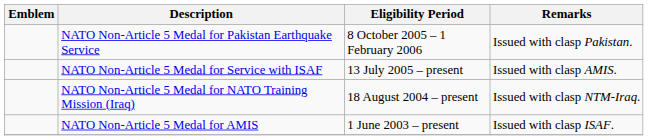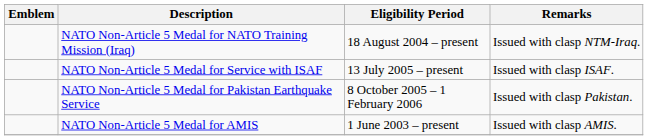rows swapped: (197, 42) <-> (184, 97)
(555, 69) Issued with clasp AMIS. -> (553, 69) Issued with clasp ISAF.
(553, 124) Issued with clasp ISAF. -> (555, 124) Issued with clasp AMIS.
